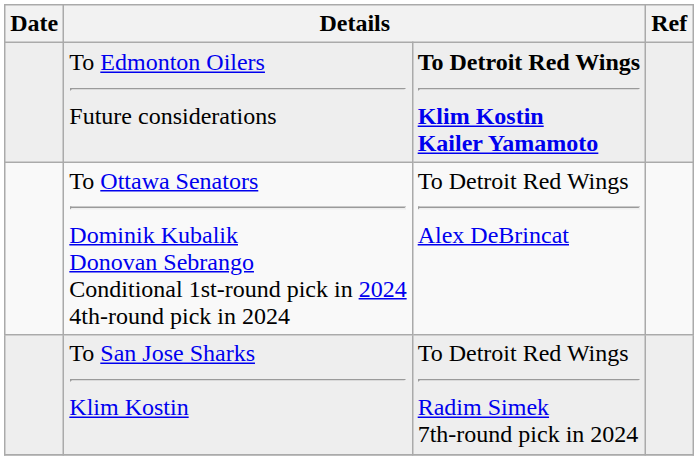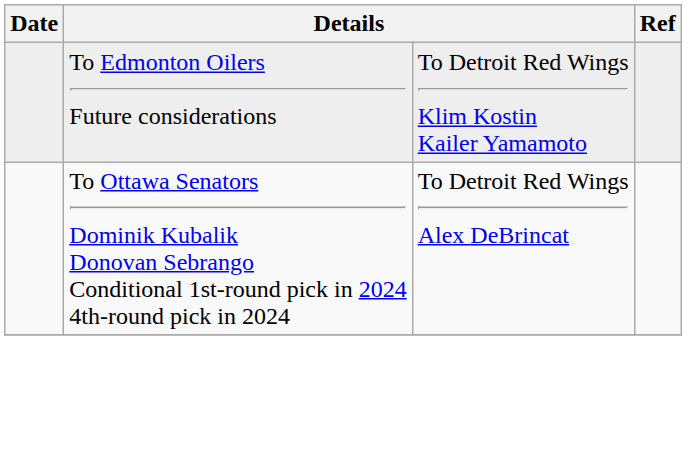(529, 102) bold -> (523, 102) normal
- row: (238, 380)
